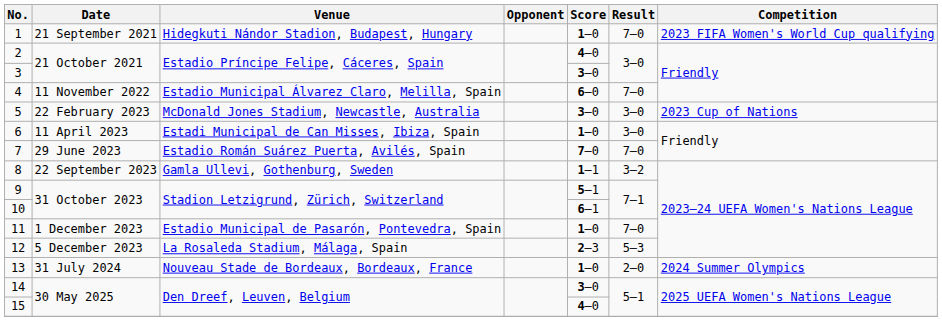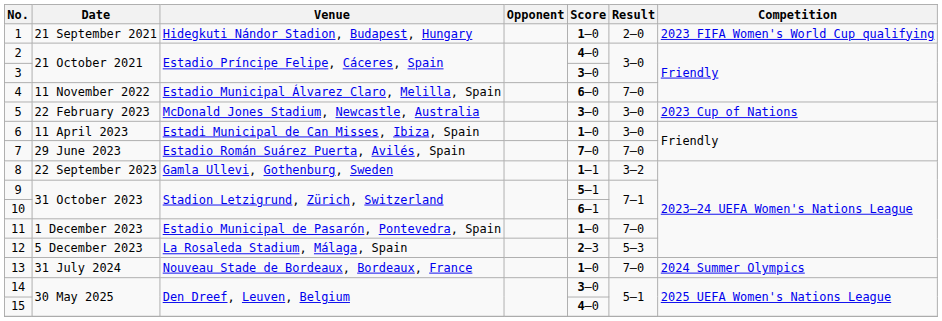(633, 34) 7–0 -> (633, 34) 2–0
(633, 268) 2–0 -> (633, 268) 7–0
